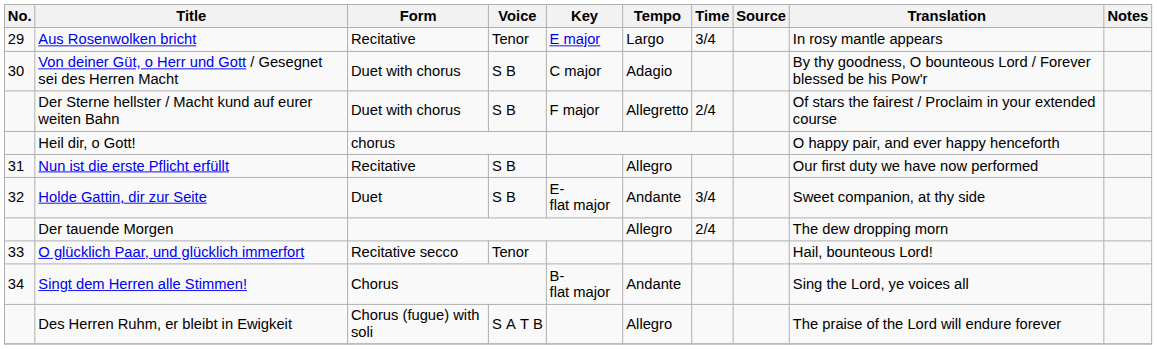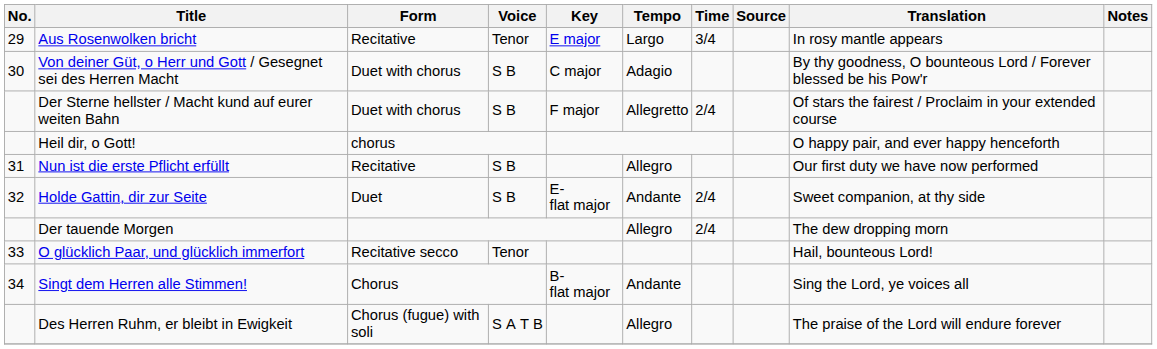(706, 197) 3/4 -> (706, 197) 2/4
